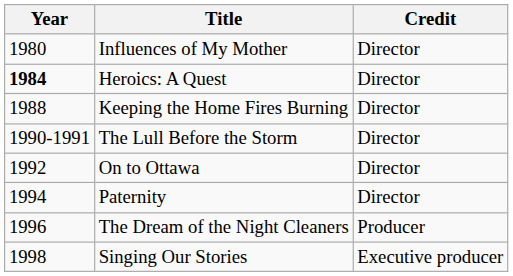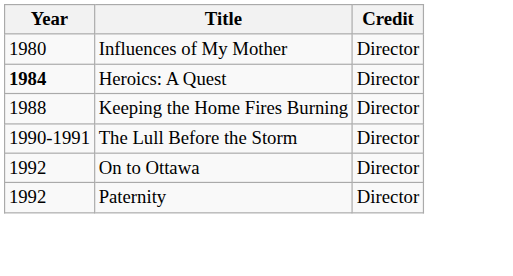(28, 197) 1994 -> (28, 197) 1992
- row: (224, 227)
- row: (173, 256)
